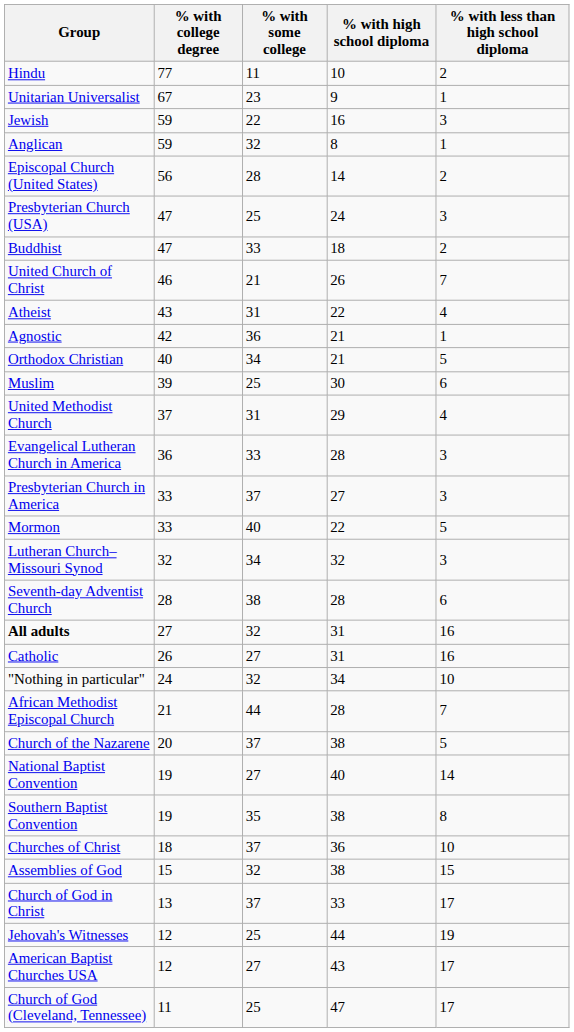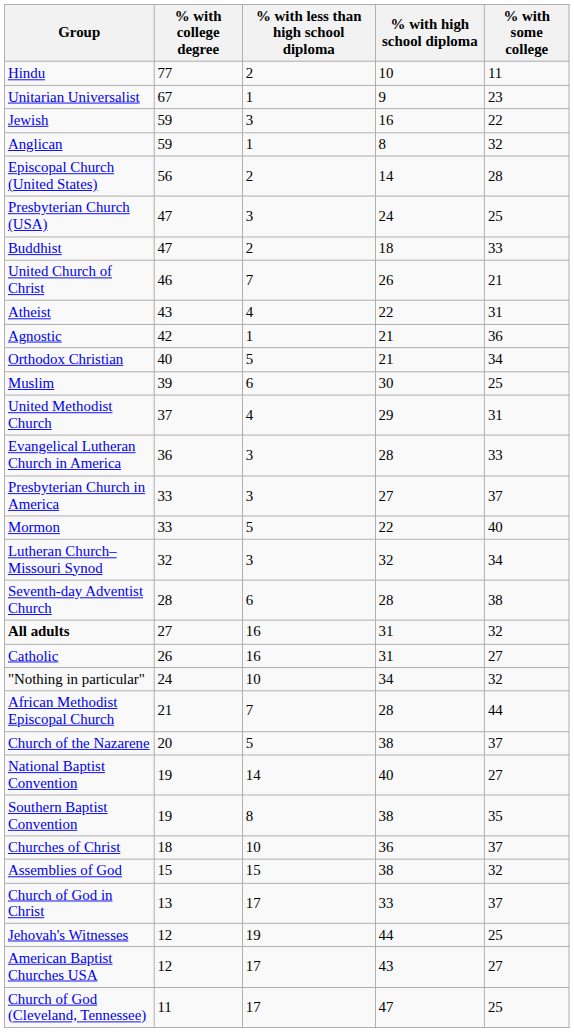columns swapped: (284, 33) <-> (503, 33)
